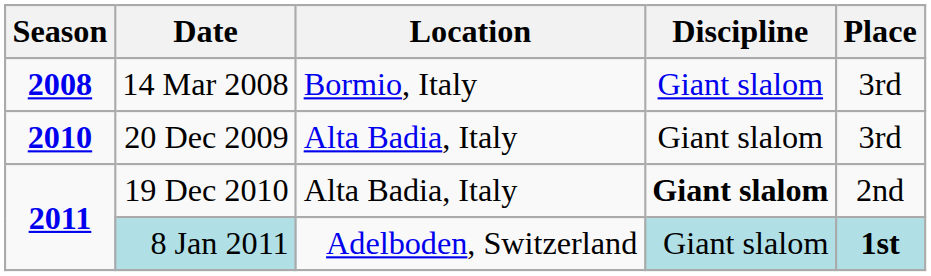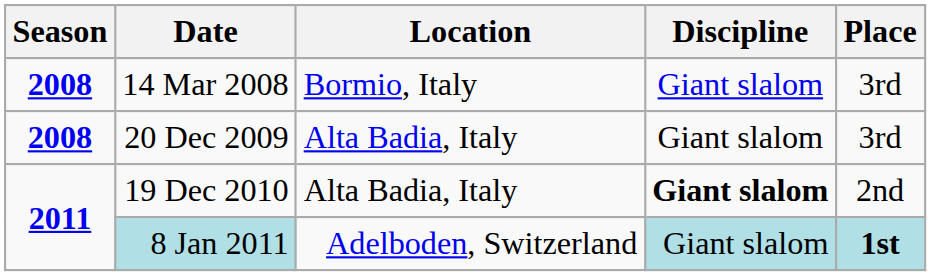(60, 137) 2010 -> (60, 137) 2008
